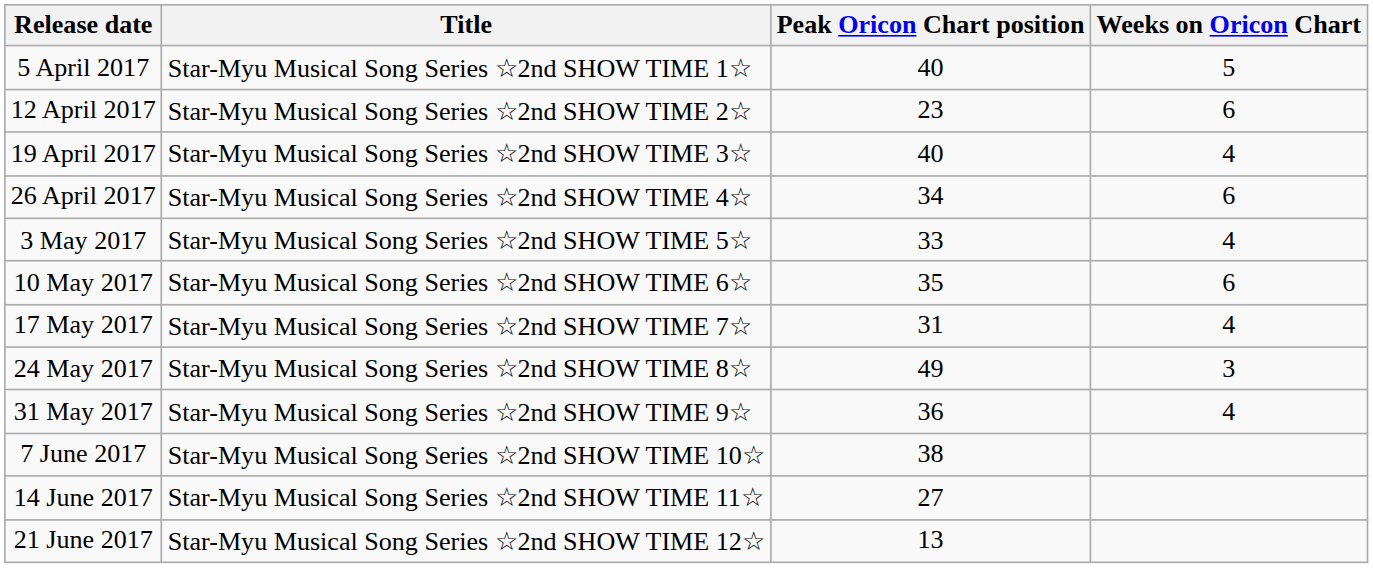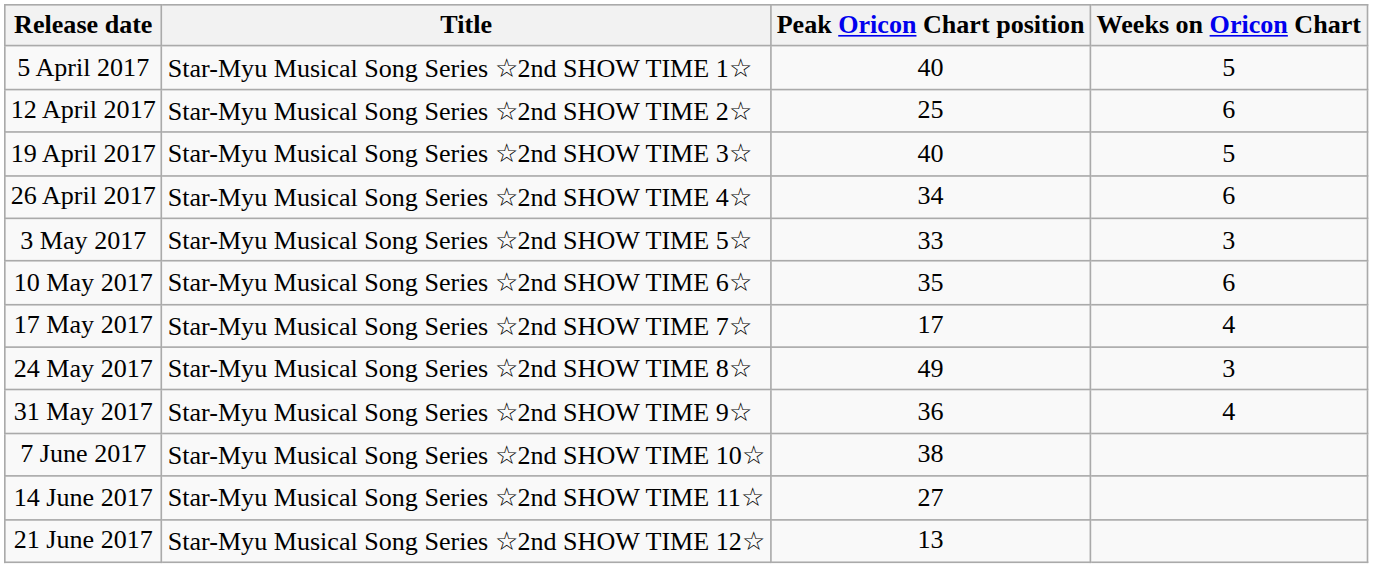(931, 110) 23 -> (931, 110) 25
(1229, 153) 4 -> (1229, 153) 5
(1229, 239) 4 -> (1229, 239) 3
(931, 325) 31 -> (931, 325) 17
